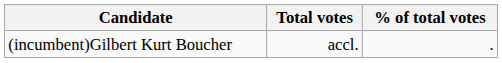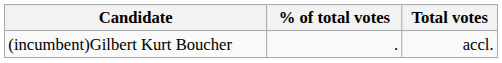columns swapped: (315, 17) <-> (430, 17)
